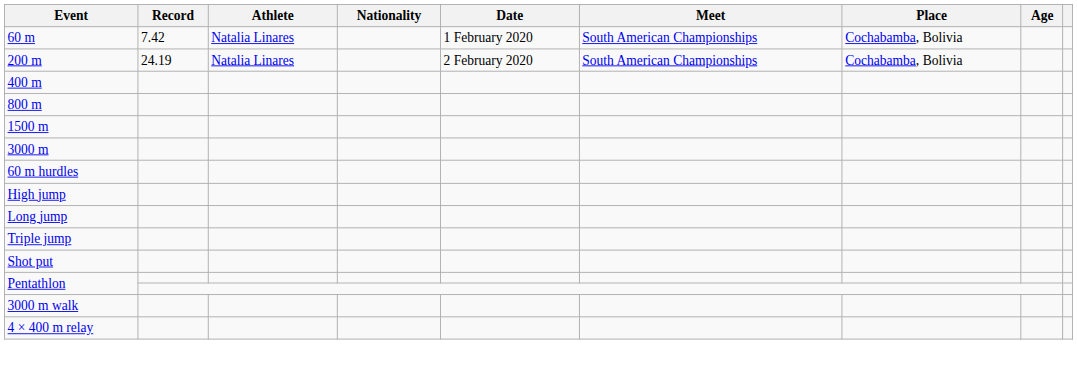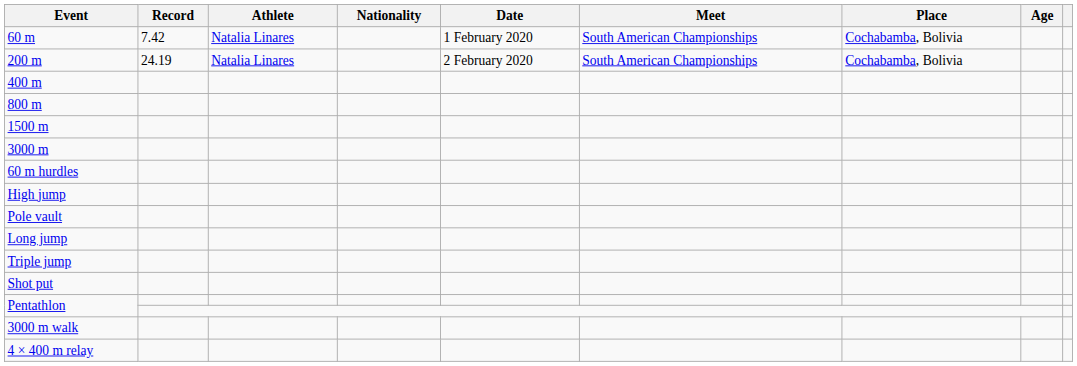+ row: (35, 216)
